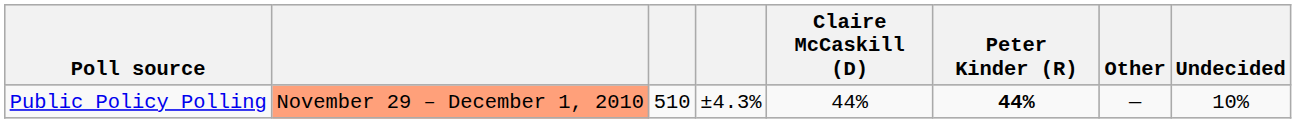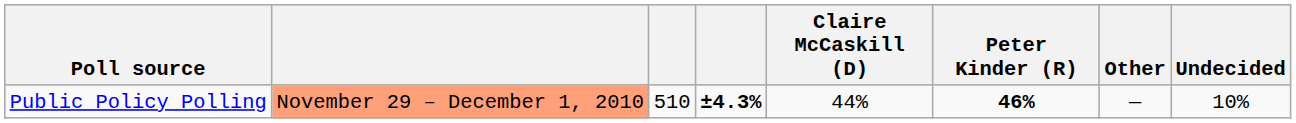(731, 102) normal -> (731, 102) bold
(1016, 102) 44% -> (1016, 102) 46%
